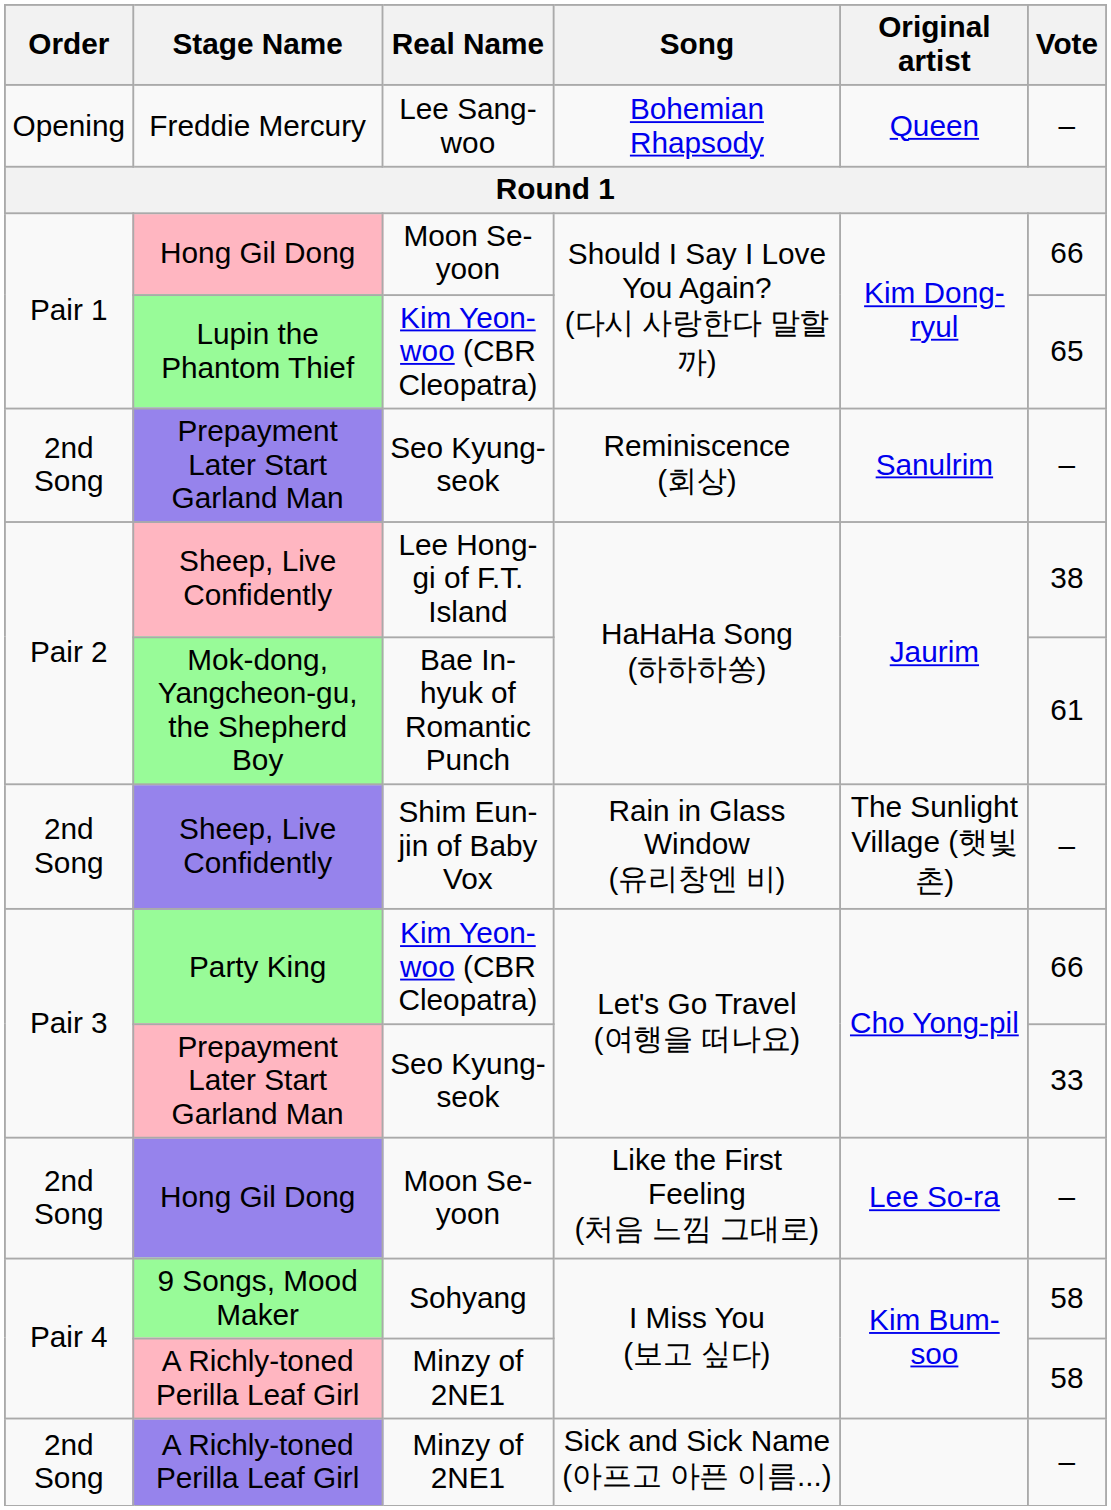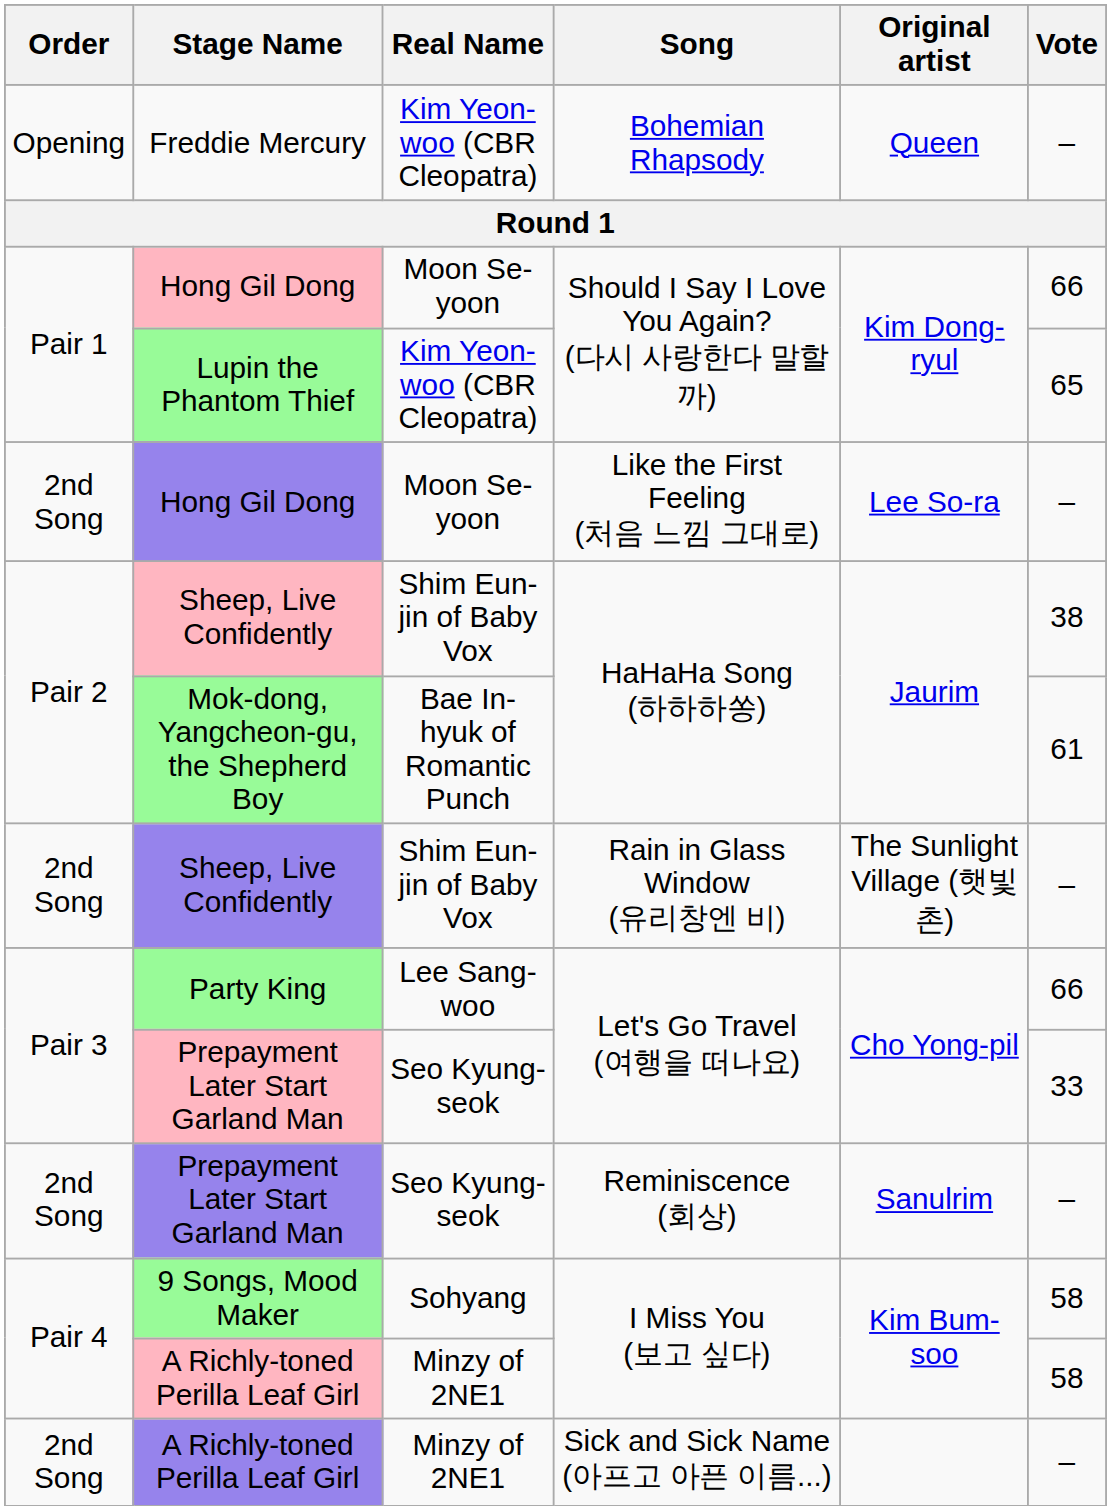(468, 125) Lee Sang-woo -> (468, 142) Kim Yeon-woo (CBR Cleopatra)
rows swapped: (258, 1197) <-> (258, 464)
(468, 579) Lee Hong-gi of F.T. Island -> (468, 618) Shim Eun-jin of Baby Vox
(468, 966) Kim Yeon-woo (CBR Cleopatra) -> (468, 988) Lee Sang-woo
